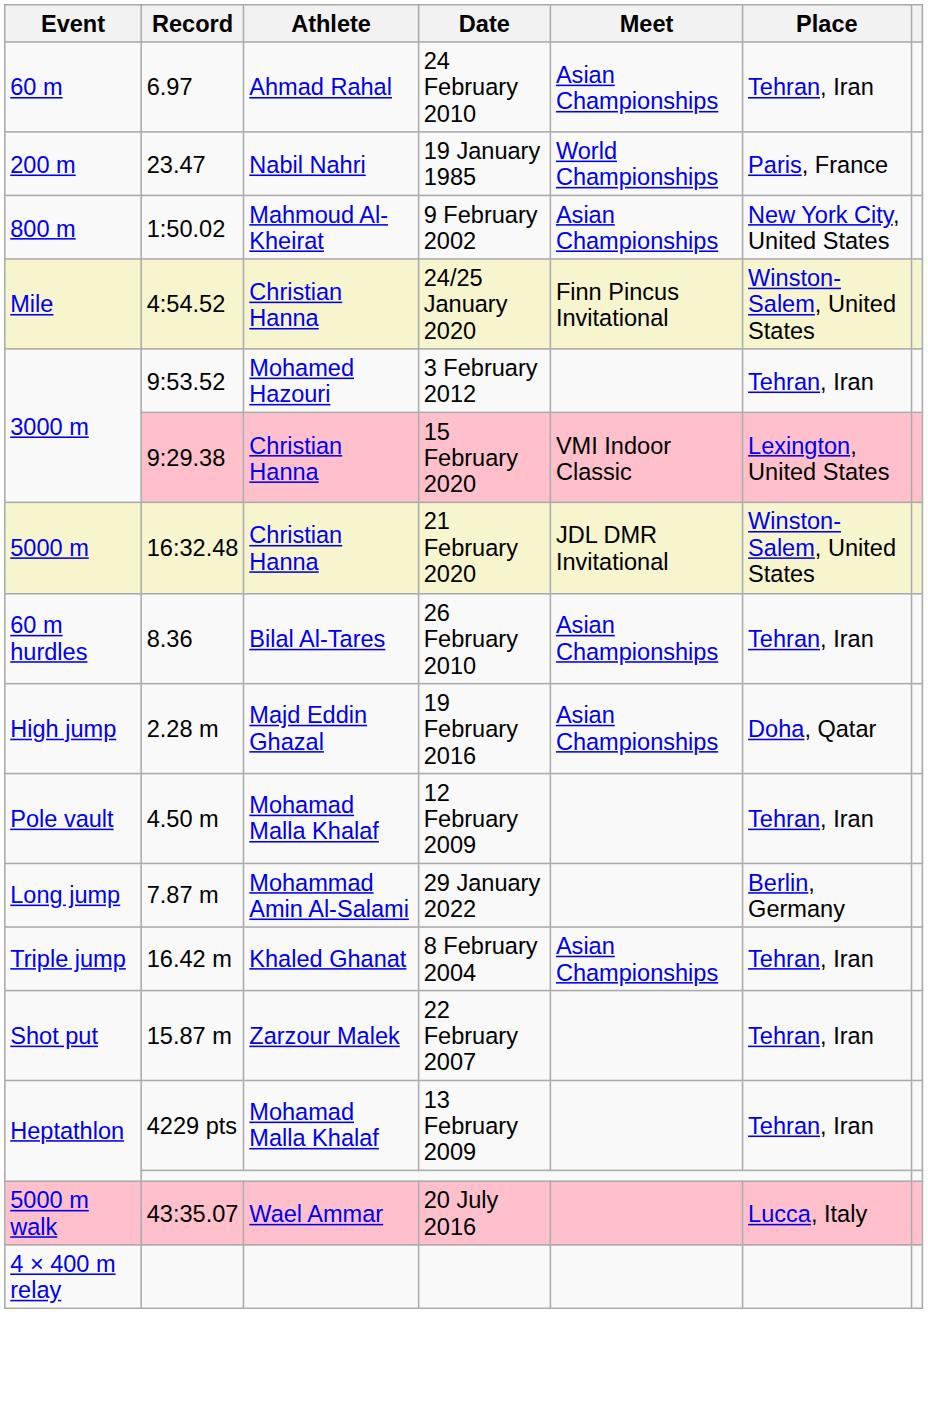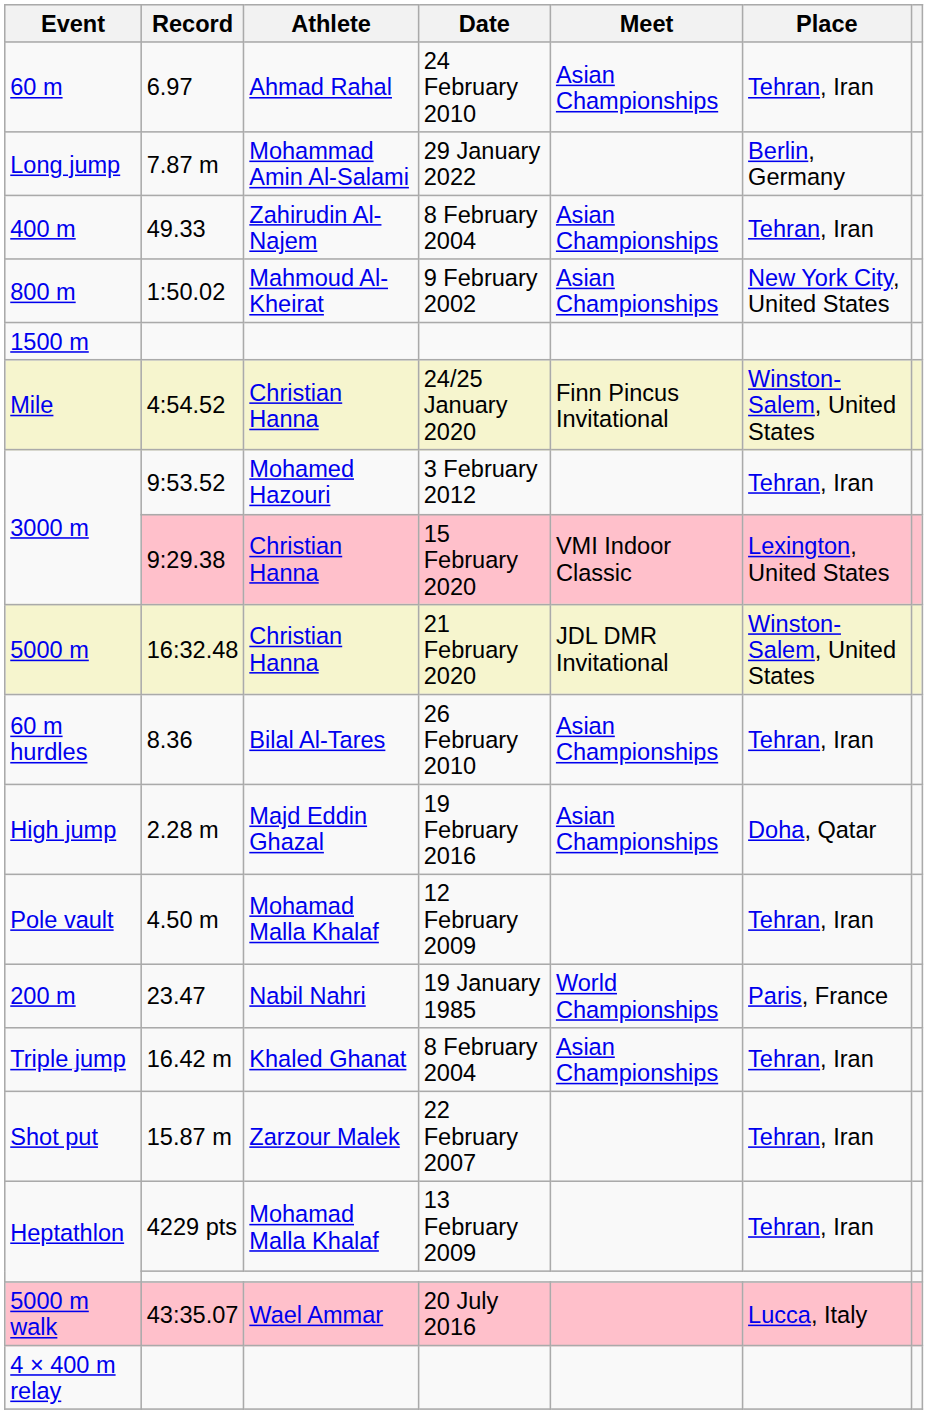rows swapped: (43, 164) <-> (65, 895)
+ row: (43, 228)
+ row: (50, 342)
